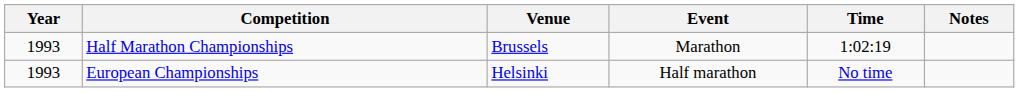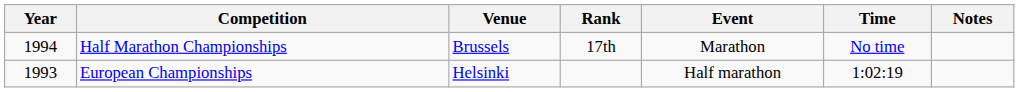+ column: (601, 18)
(43, 46) 1993 -> (40, 46) 1994
(865, 46) 1:02:19 -> (877, 46) No time
(865, 73) No time -> (877, 73) 1:02:19
